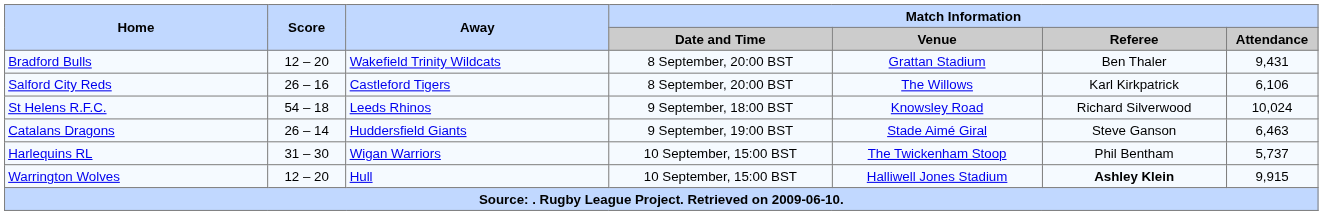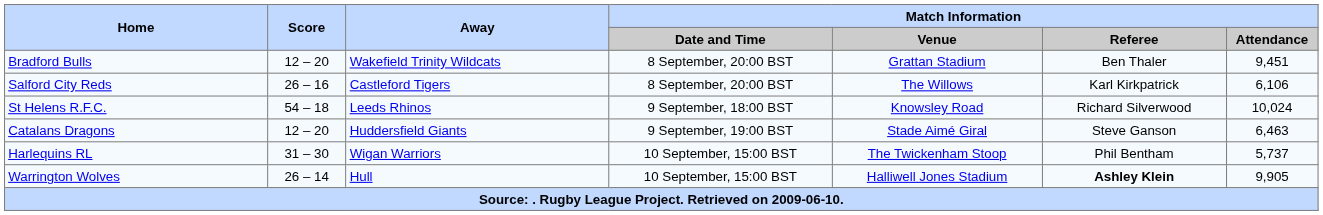(1272, 62) 9,431 -> (1272, 62) 9,451
(307, 130) 26 – 14 -> (307, 130) 12 – 20
(307, 176) 12 – 20 -> (307, 176) 26 – 14
(1272, 176) 9,915 -> (1272, 176) 9,905
